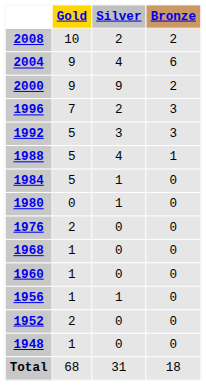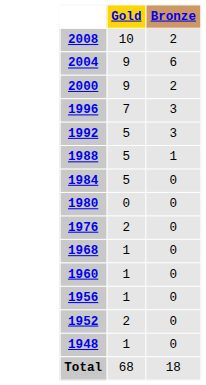- column: (119, 17)
